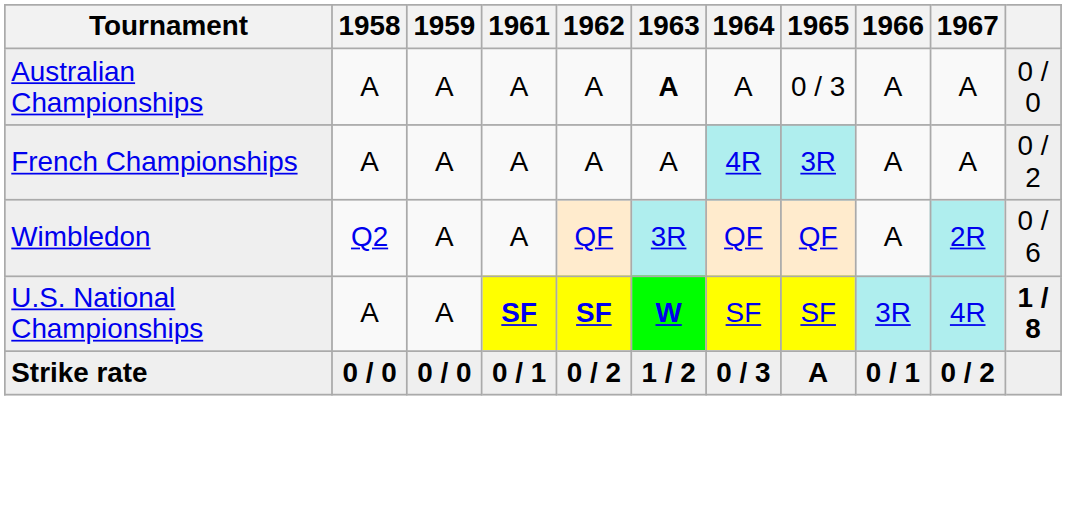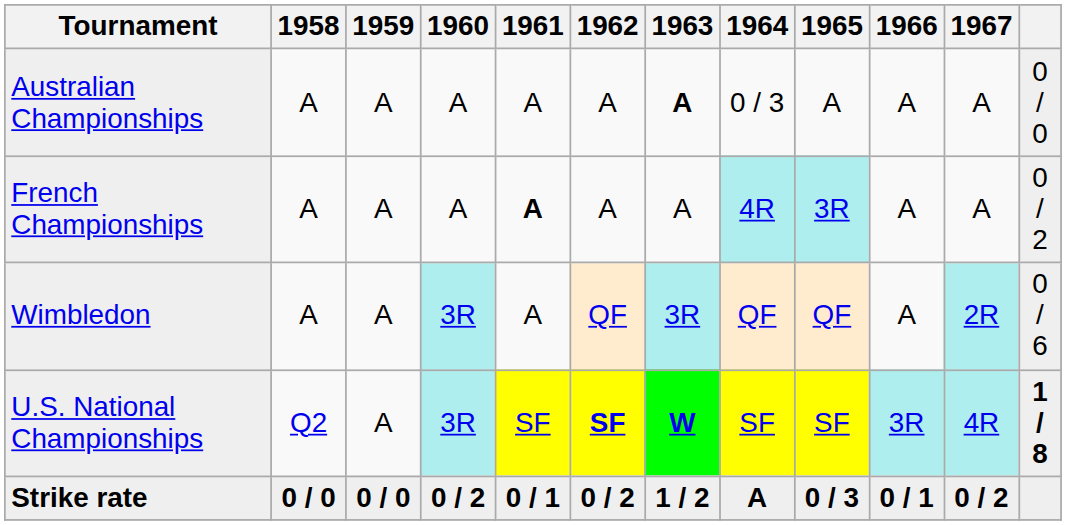+ column: (458, 26)
(743, 86) A -> (757, 102) 0 / 3
(818, 86) 0 / 3 -> (832, 102) A
(519, 161) normal -> (533, 208) bold
(370, 237) Q2 -> (309, 315) A
(370, 312) A -> (309, 422) Q2
(519, 312) bold -> (533, 422) normal
(743, 372) 0 / 3 -> (757, 497) A
(818, 372) A -> (832, 497) 0 / 3
